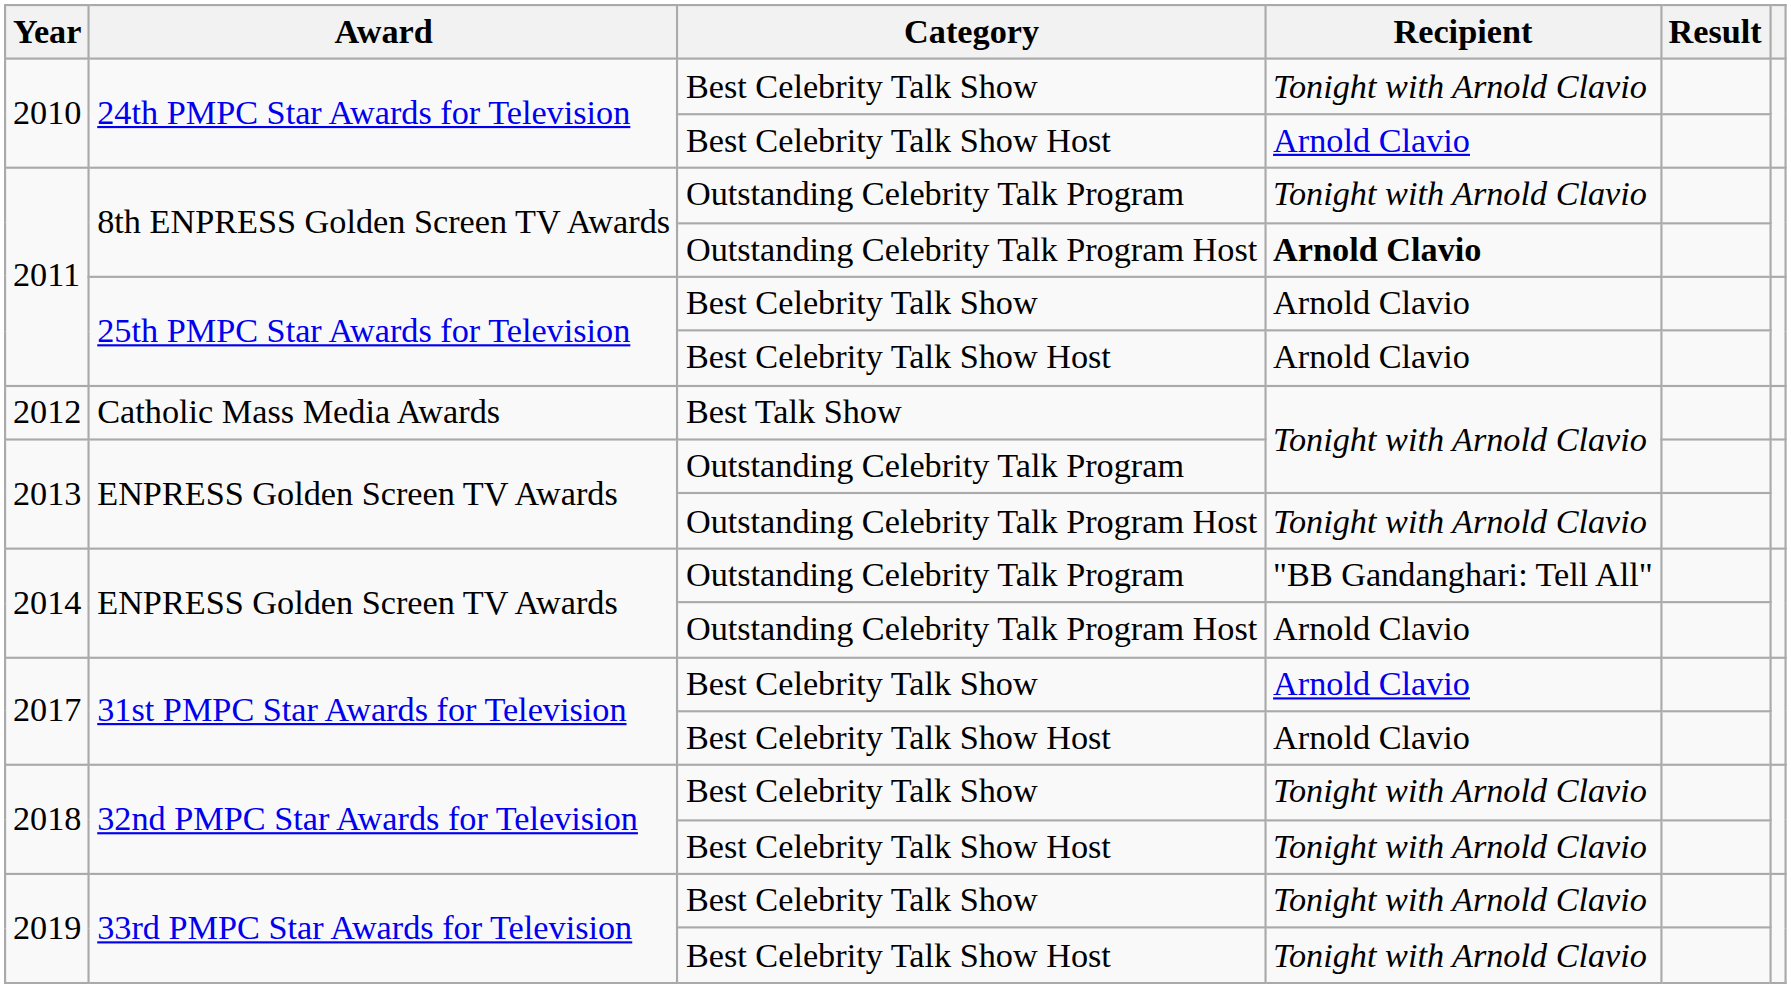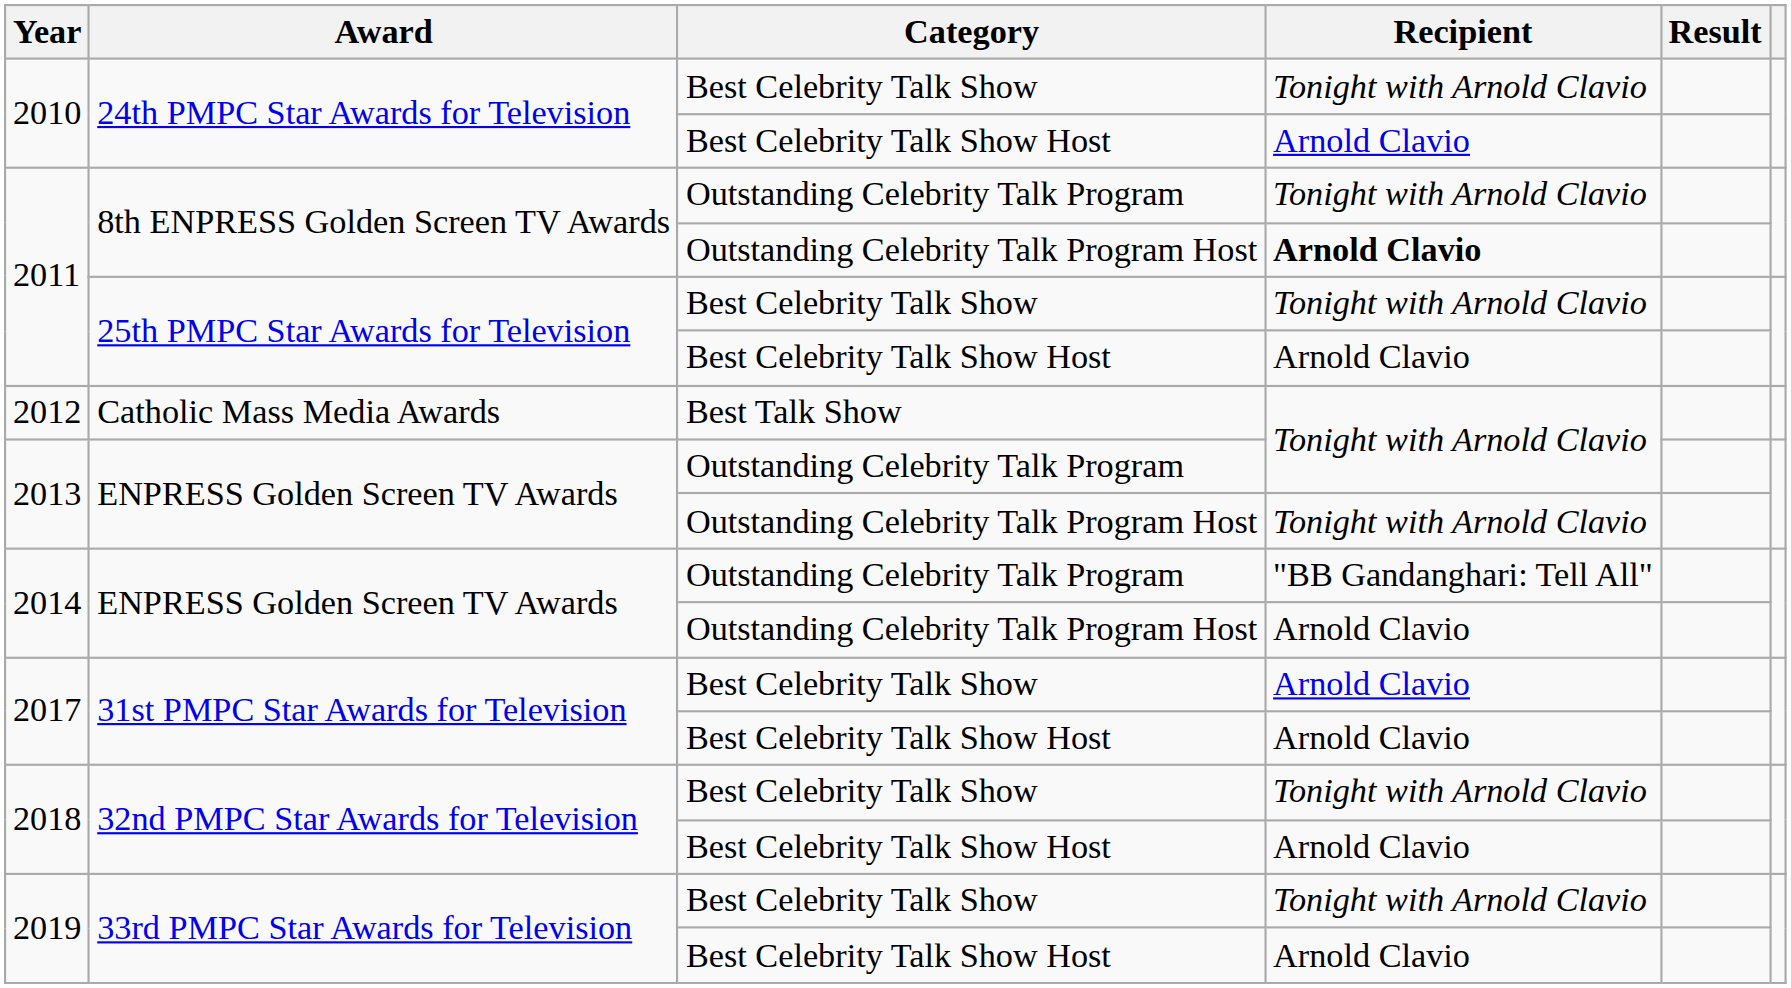(1372, 303) Arnold Clavio -> (1460, 303) Tonight with Arnold Clavio
(1460, 846) Tonight with Arnold Clavio -> (1372, 846) Arnold Clavio
(1460, 954) Tonight with Arnold Clavio -> (1372, 954) Arnold Clavio
